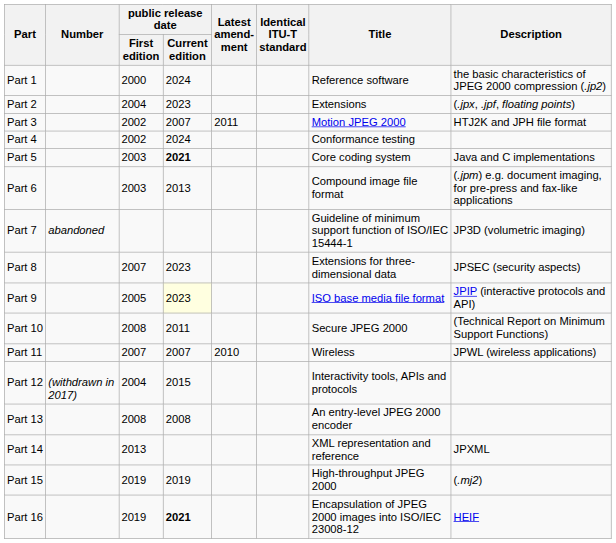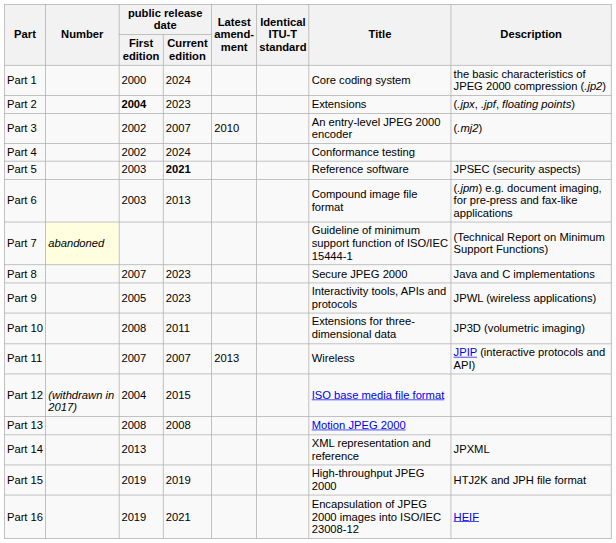(360, 80) Reference software -> (361, 80) Core coding system
(134, 104) normal -> (134, 104) bold
(226, 122) 2011 -> (227, 128) 2010
(359, 122) Motion JPEG 2000 -> (376, 128) An entry-level JPEG 2000 encoder
(520, 122) HTJ2K and JPH file format -> (468, 128) (.mj2)
(361, 157) Core coding system -> (360, 170) Reference software
(524, 157) Java and C implementations -> (517, 170) JPSEC (security aspects)
(76, 231) no background -> (76, 243) lightyellow background
(519, 231) JP3D (volumetric imaging) -> (529, 243) (Technical Report on Minimum Support Functions)
(363, 267) Extensions for three-dimensional data -> (360, 274) Secure JPEG 2000
(517, 267) JPSEC (security aspects) -> (524, 274) Java and C implementations
(178, 298) lightyellow background -> (178, 298) no background
(378, 298) ISO base media file format -> (379, 298) Interactivity tools, APIs and protocols
(529, 298) JPIP (interactive protocols and API) -> (525, 298) JPWL (wireless applications)
(360, 328) Secure JPEG 2000 -> (363, 328) Extensions for three-dimensional data
(529, 328) (Technical Report on Minimum Support Functions) -> (519, 328) JP3D (volumetric imaging)
(227, 352) 2010 -> (227, 358) 2013
(525, 352) JPWL (wireless applications) -> (529, 358) JPIP (interactive protocols and API)
(379, 382) Interactivity tools, APIs and protocols -> (378, 395) ISO base media file format
(376, 419) An entry-level JPEG 2000 encoder -> (359, 425) Motion JPEG 2000
(468, 480) (.mj2) -> (520, 480) HTJ2K and JPH file format
(178, 516) bold -> (178, 516) normal
